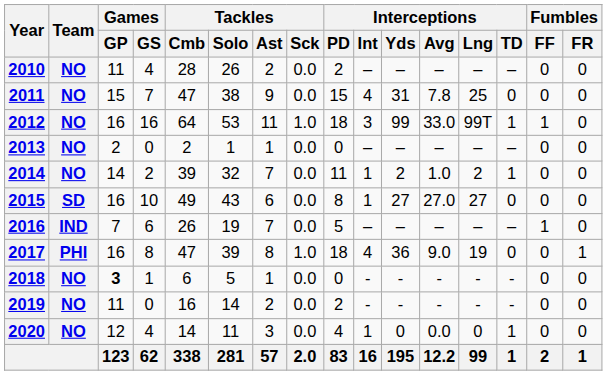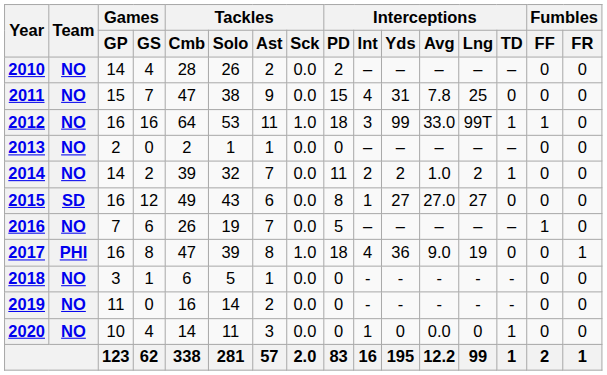(116, 69) 11 -> (116, 69) 14
(368, 174) 1 -> (368, 174) 2
(149, 200) 10 -> (149, 200) 12
(73, 226) IND -> (73, 226) NO
(116, 278) bold -> (116, 278) normal
(339, 305) 2 -> (339, 305) 0
(116, 331) 12 -> (116, 331) 10
(339, 331) 4 -> (339, 331) 0
